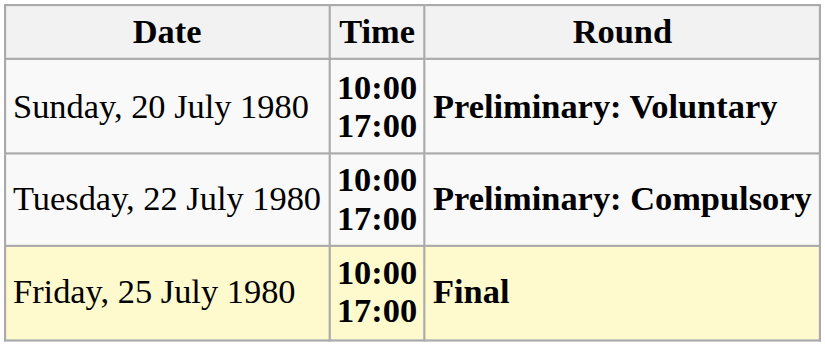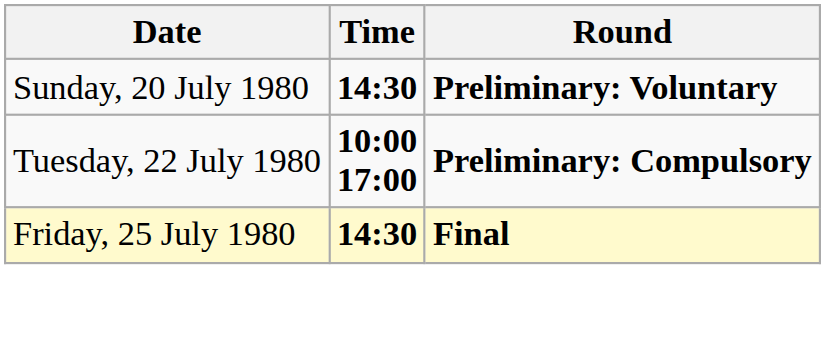(377, 105) 10:00 17:00 -> (377, 86) 14:30
(377, 292) 10:00 17:00 -> (377, 234) 14:30
